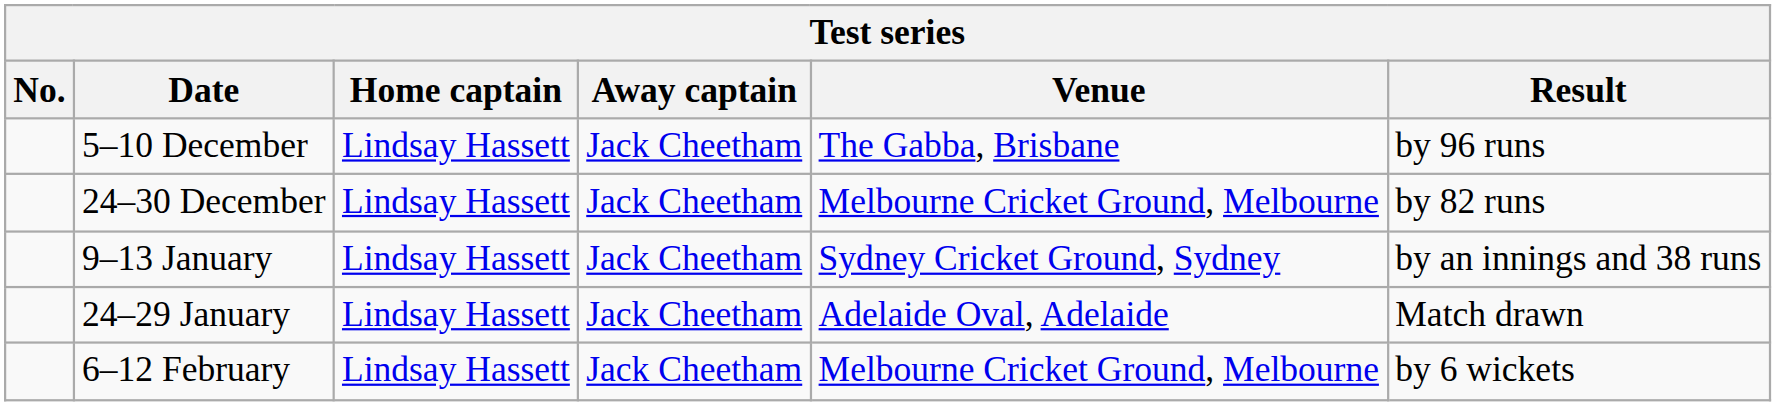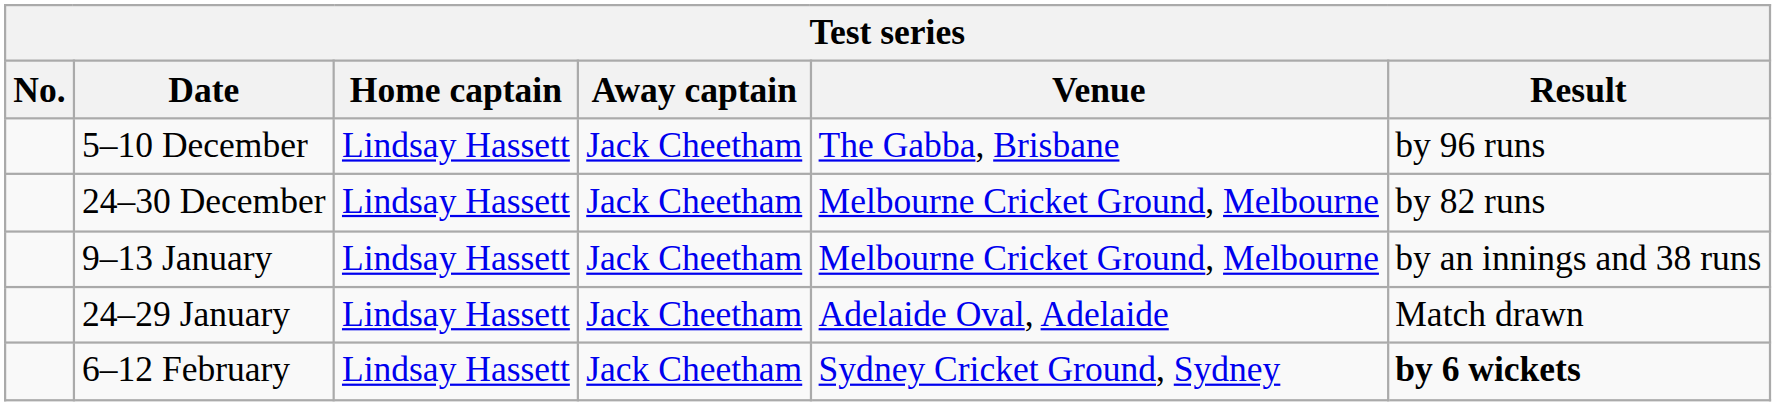(1049, 257) Sydney Cricket Ground, Sydney -> (1099, 257) Melbourne Cricket Ground, Melbourne
(1099, 370) Melbourne Cricket Ground, Melbourne -> (1049, 370) Sydney Cricket Ground, Sydney
(1485, 370) normal -> (1488, 370) bold
